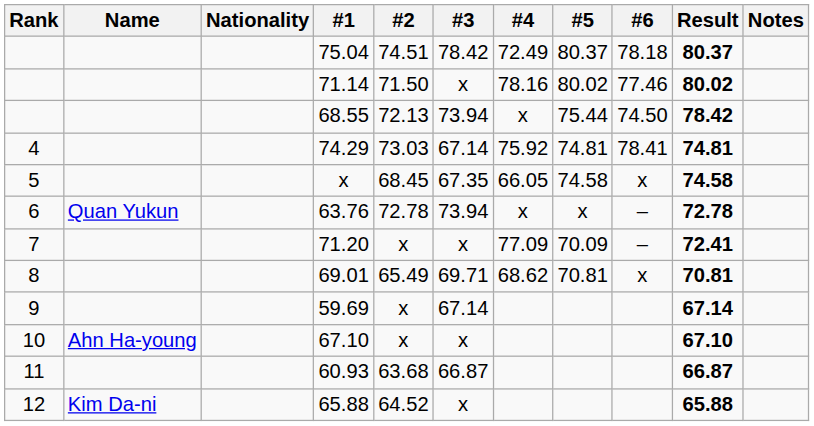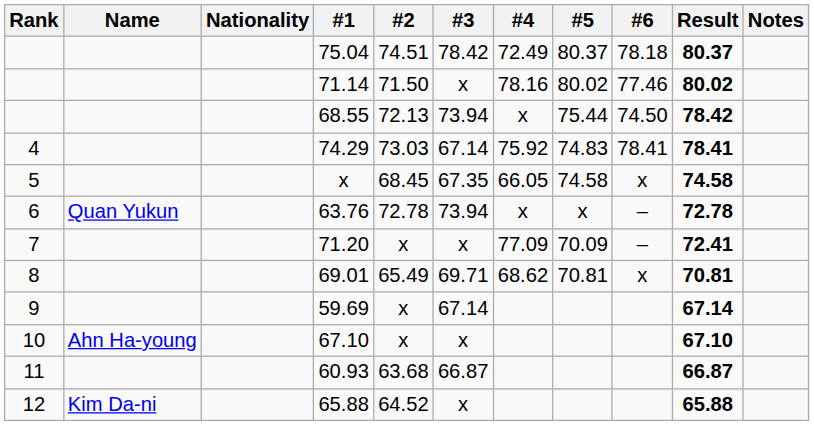(583, 148) 74.81 -> (583, 148) 74.83
(708, 148) 74.81 -> (708, 148) 78.41
